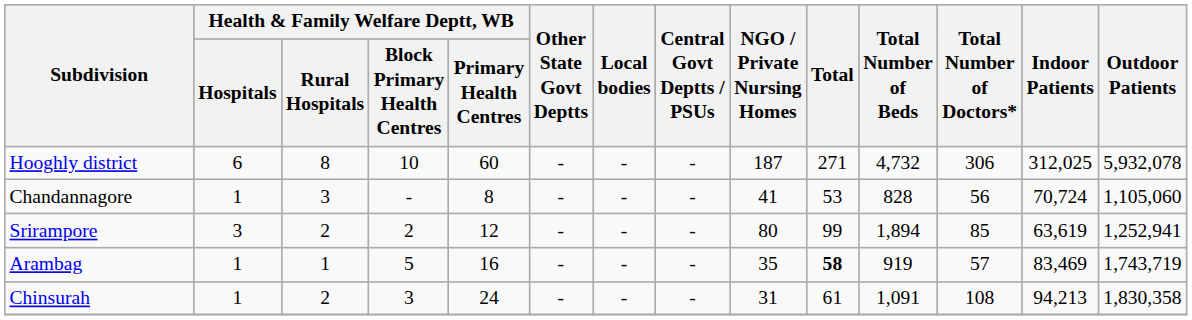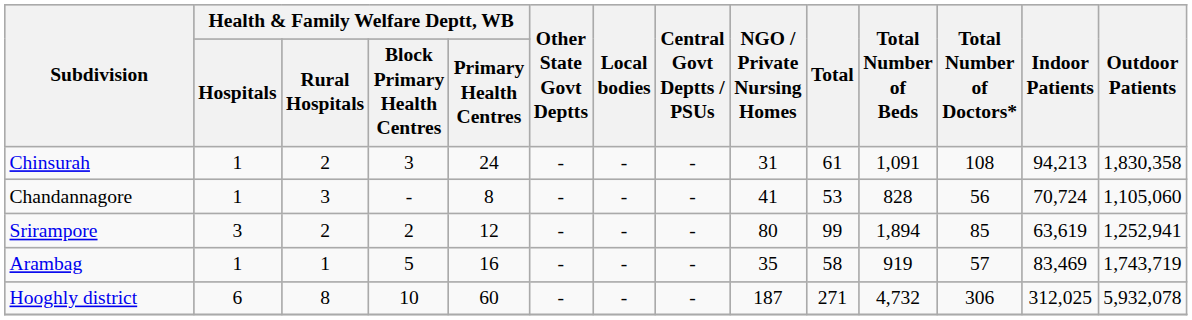rows swapped: (50, 298) <-> (73, 162)
(832, 264) bold -> (832, 264) normal
